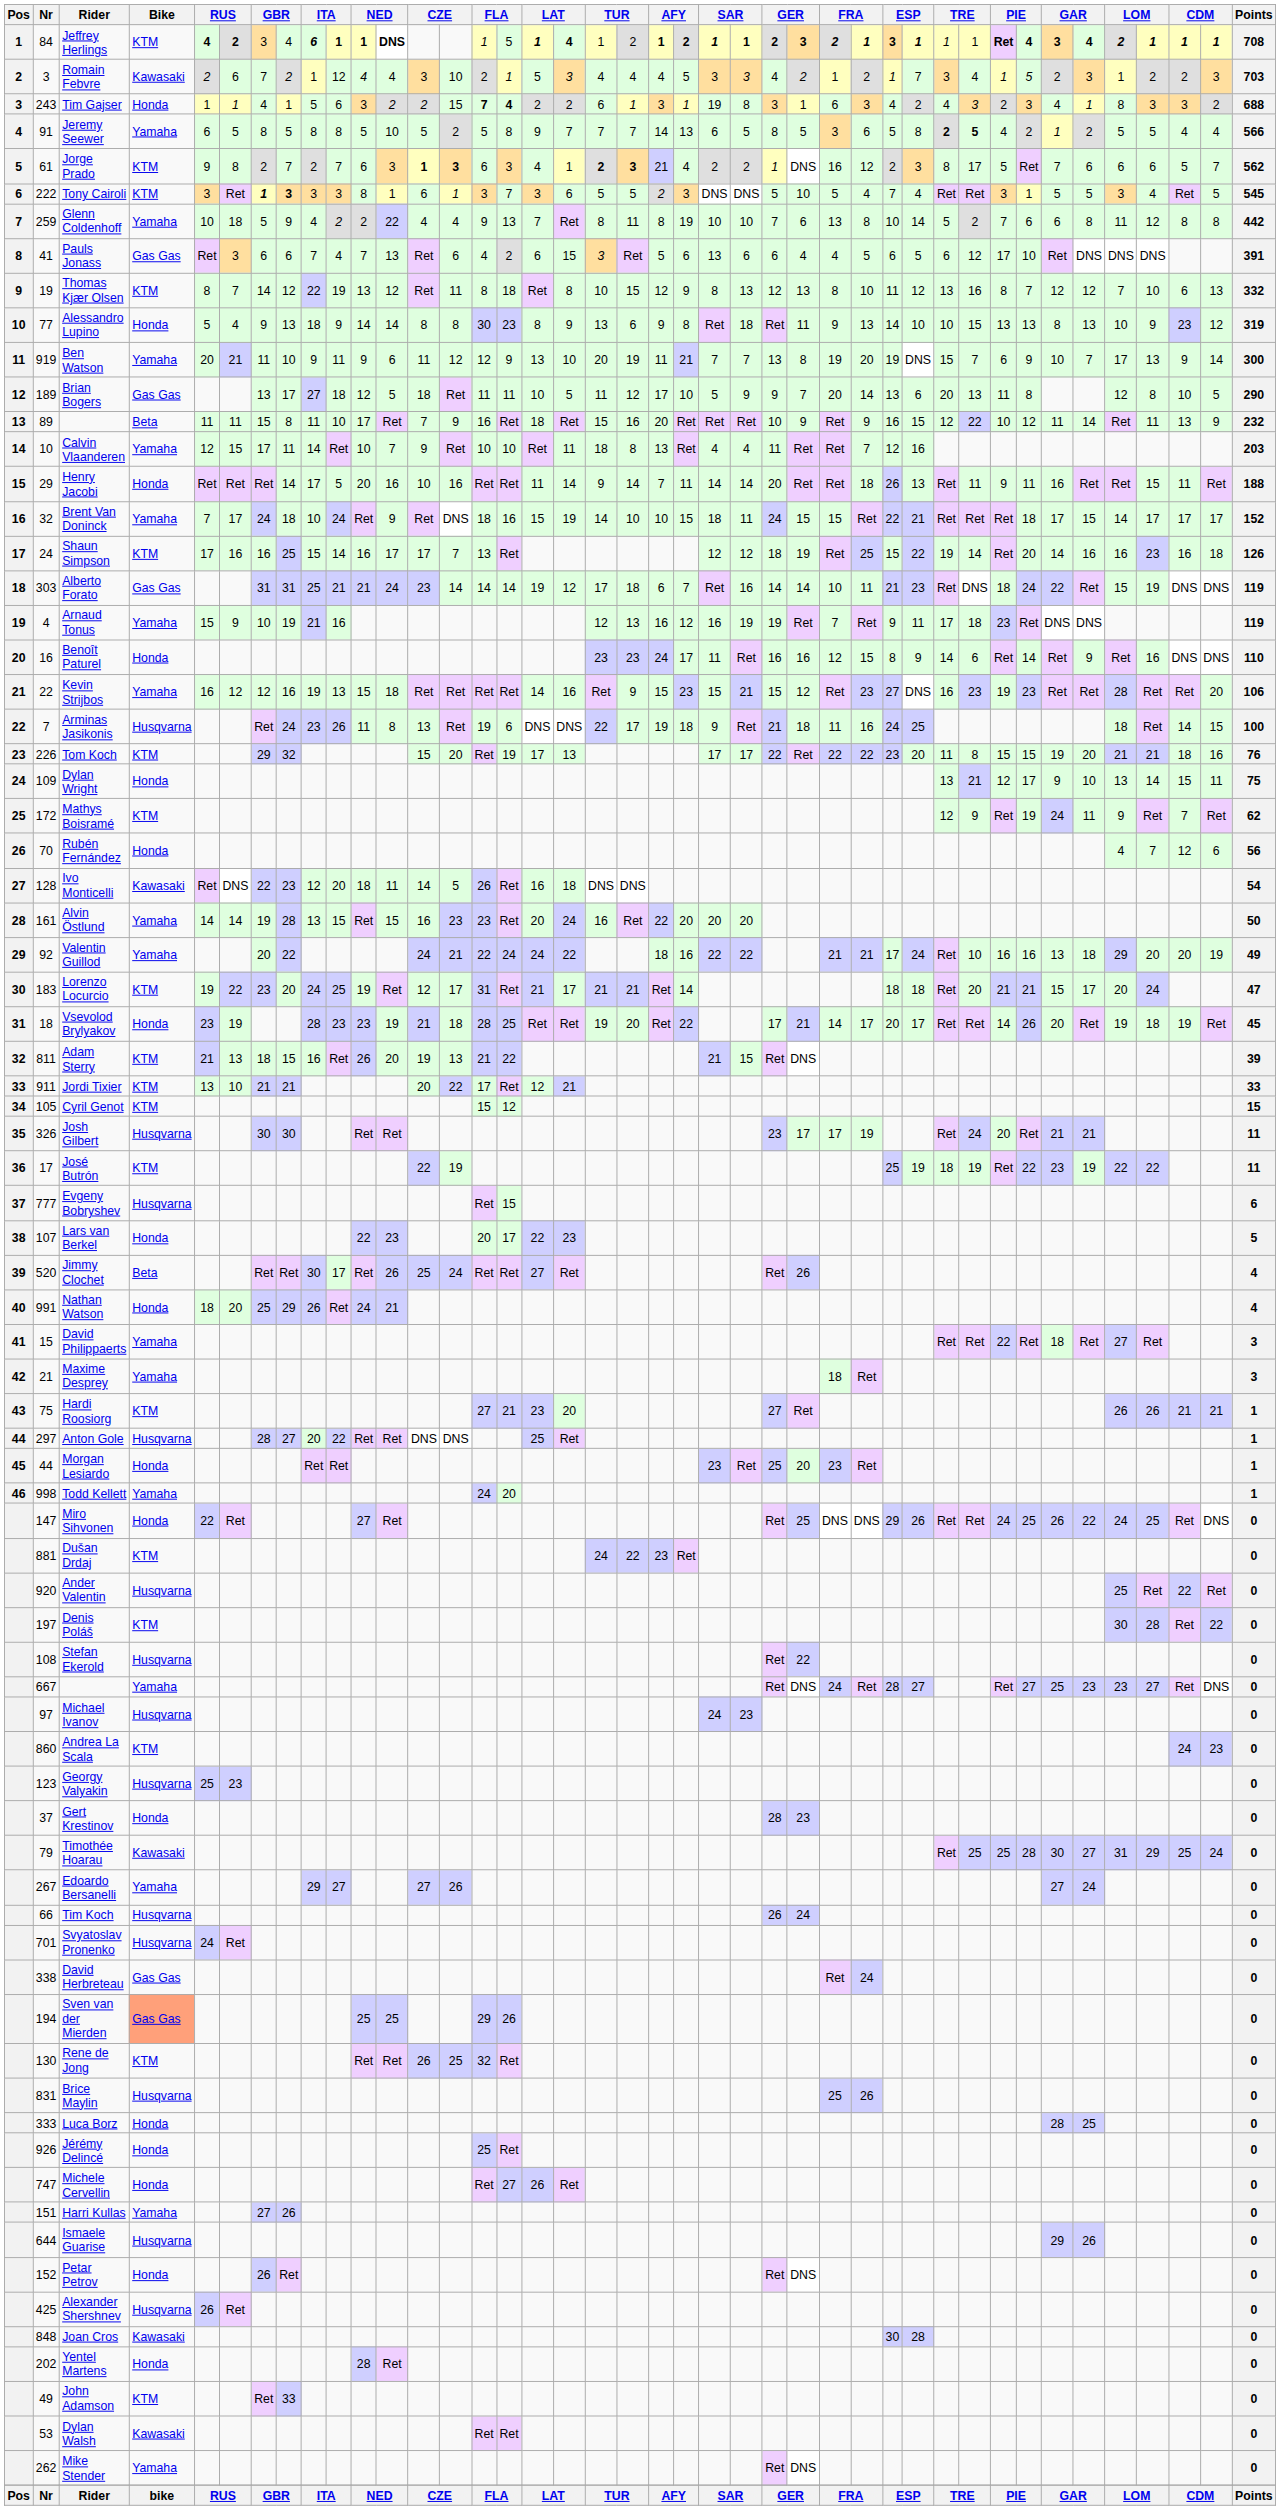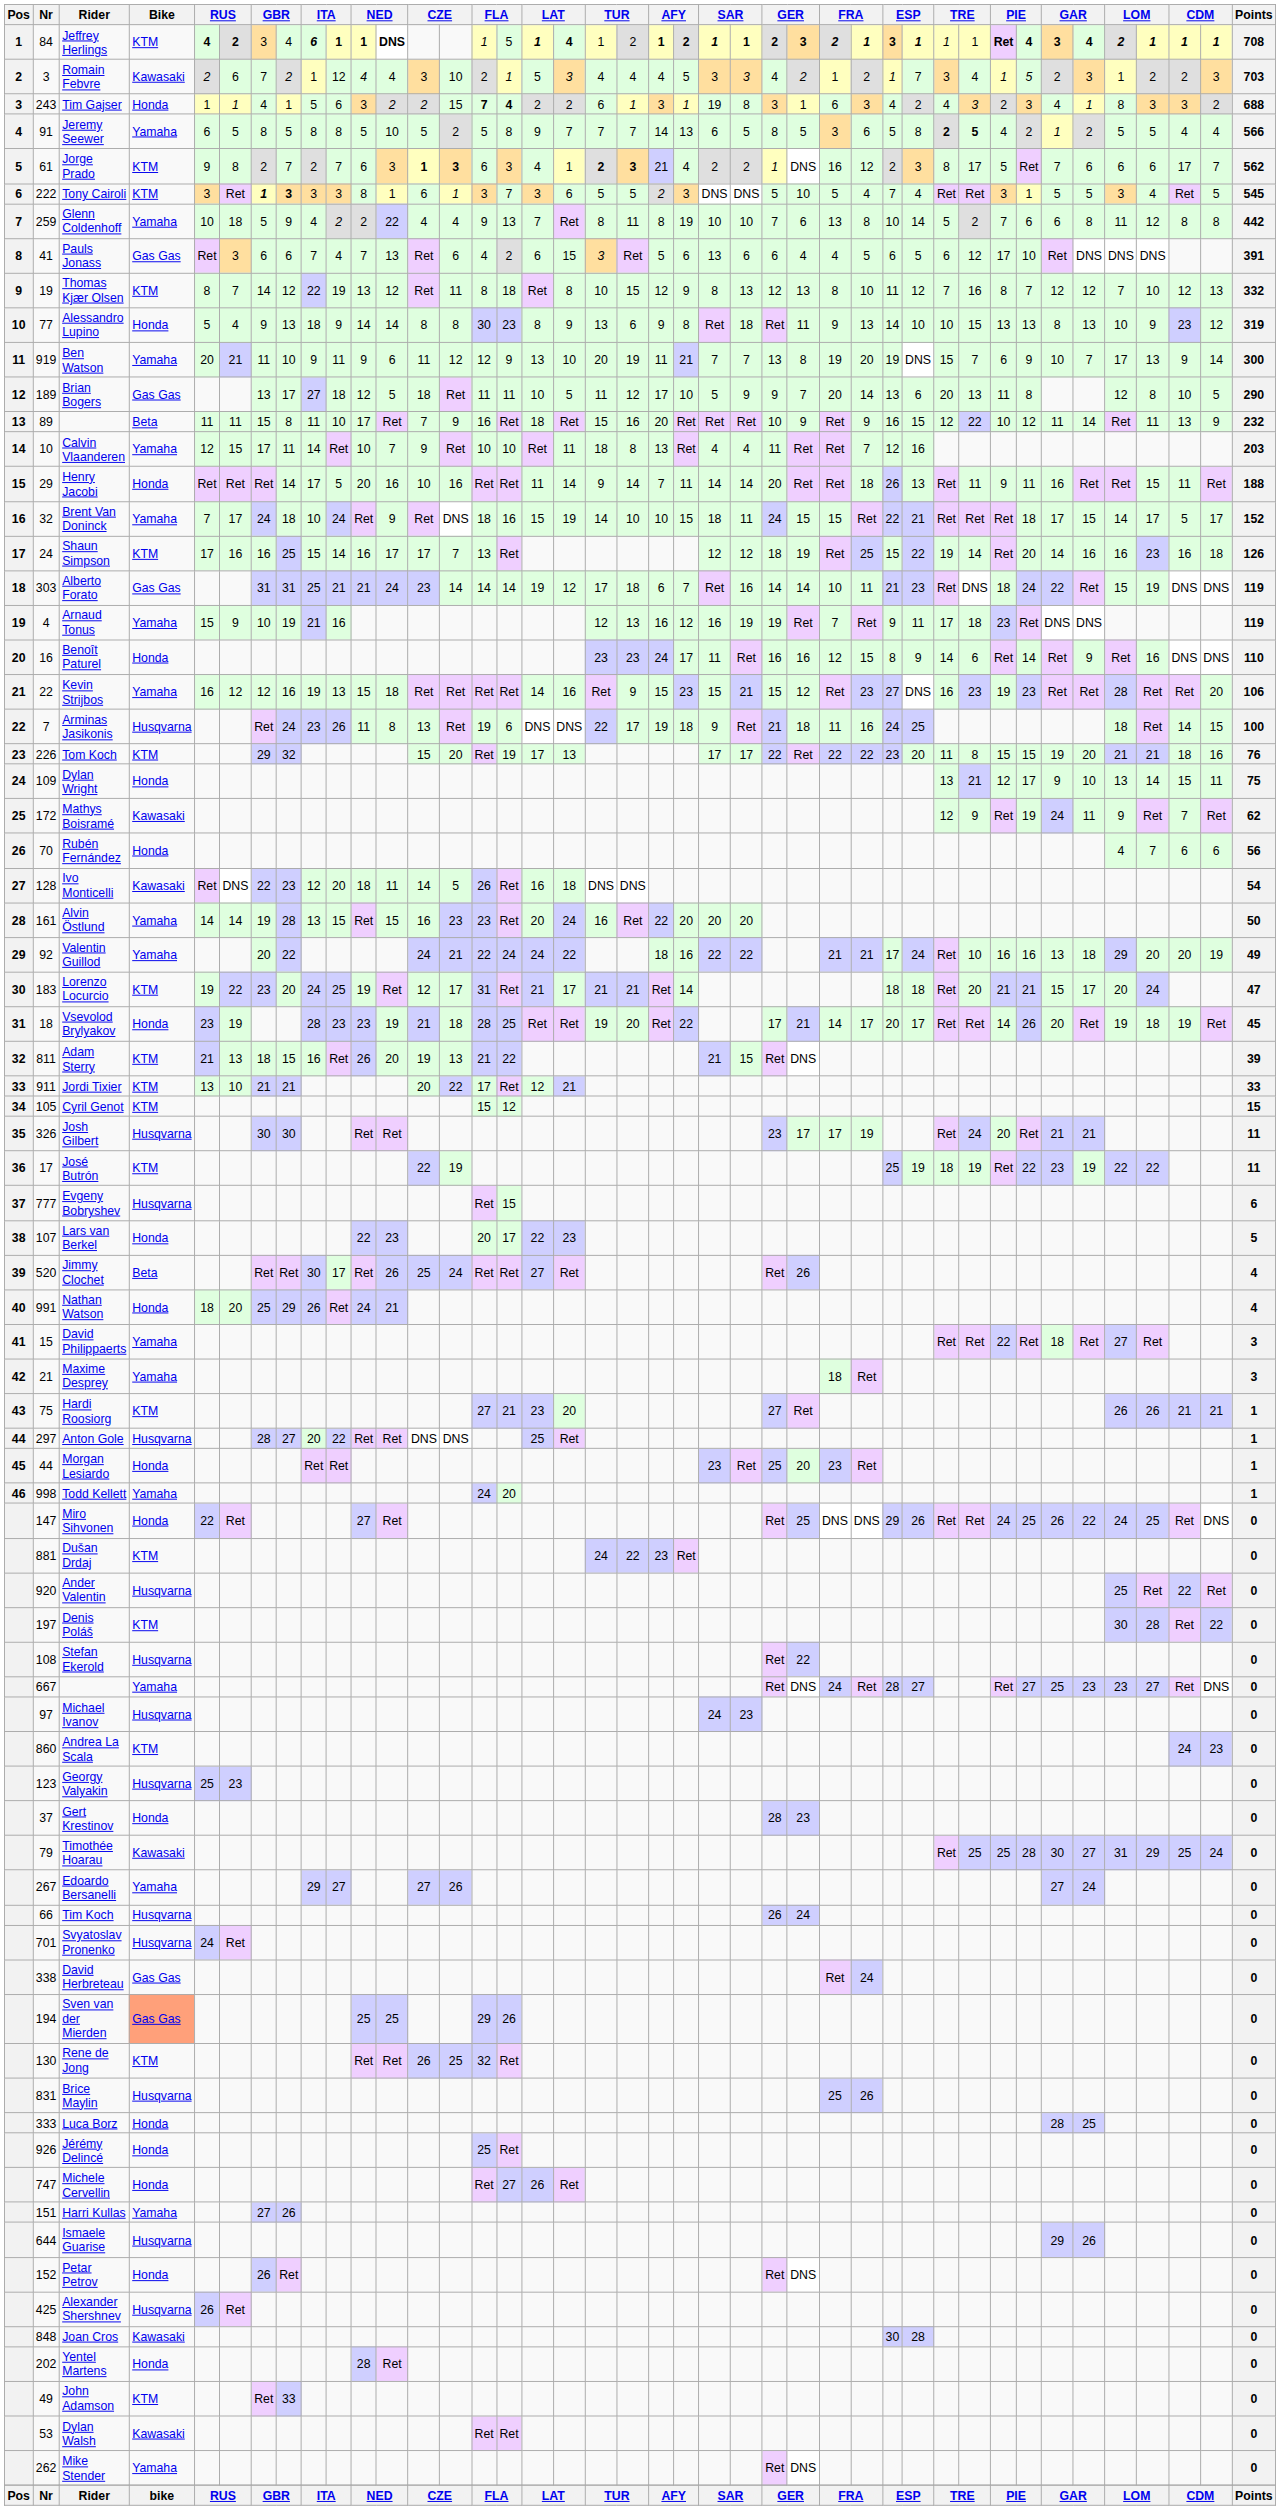(1184, 166) 5 -> (1184, 166) 17
(946, 290) 13 -> (946, 290) 7
(1184, 290) 6 -> (1184, 290) 12
(1184, 518) 17 -> (1184, 518) 5
(145, 816) KTM -> (158, 816) Kawasaki
(1184, 851) 12 -> (1184, 851) 6
